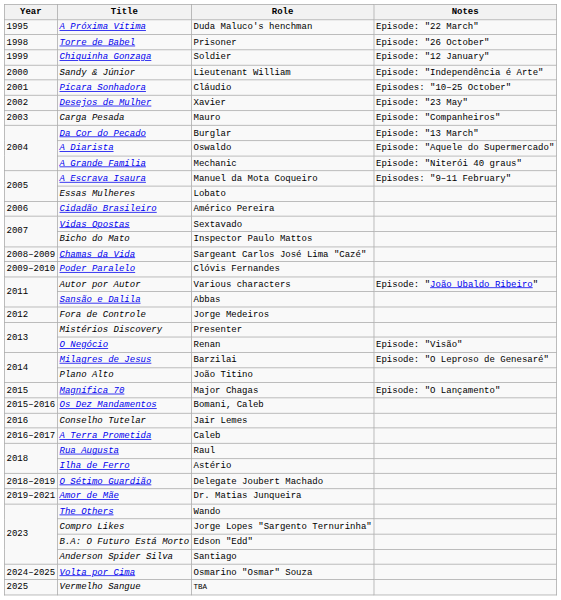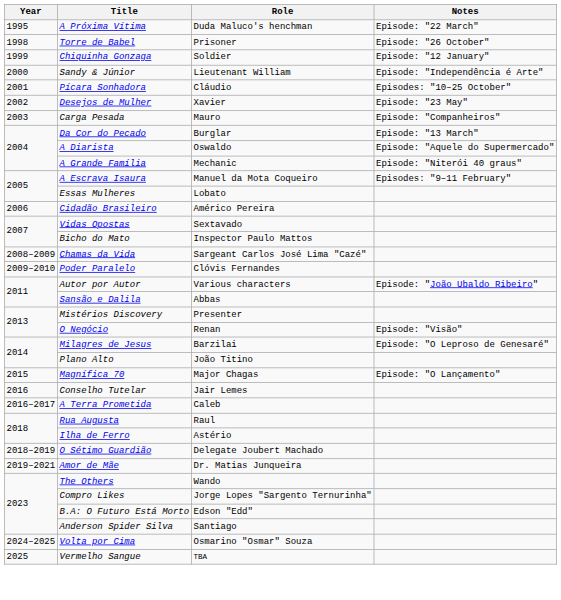- row: (103, 314)
- row: (108, 405)
